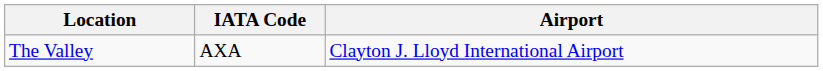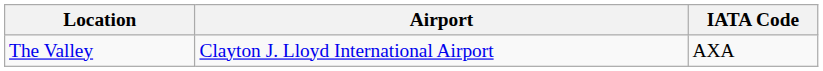columns swapped: (571, 19) <-> (260, 19)
